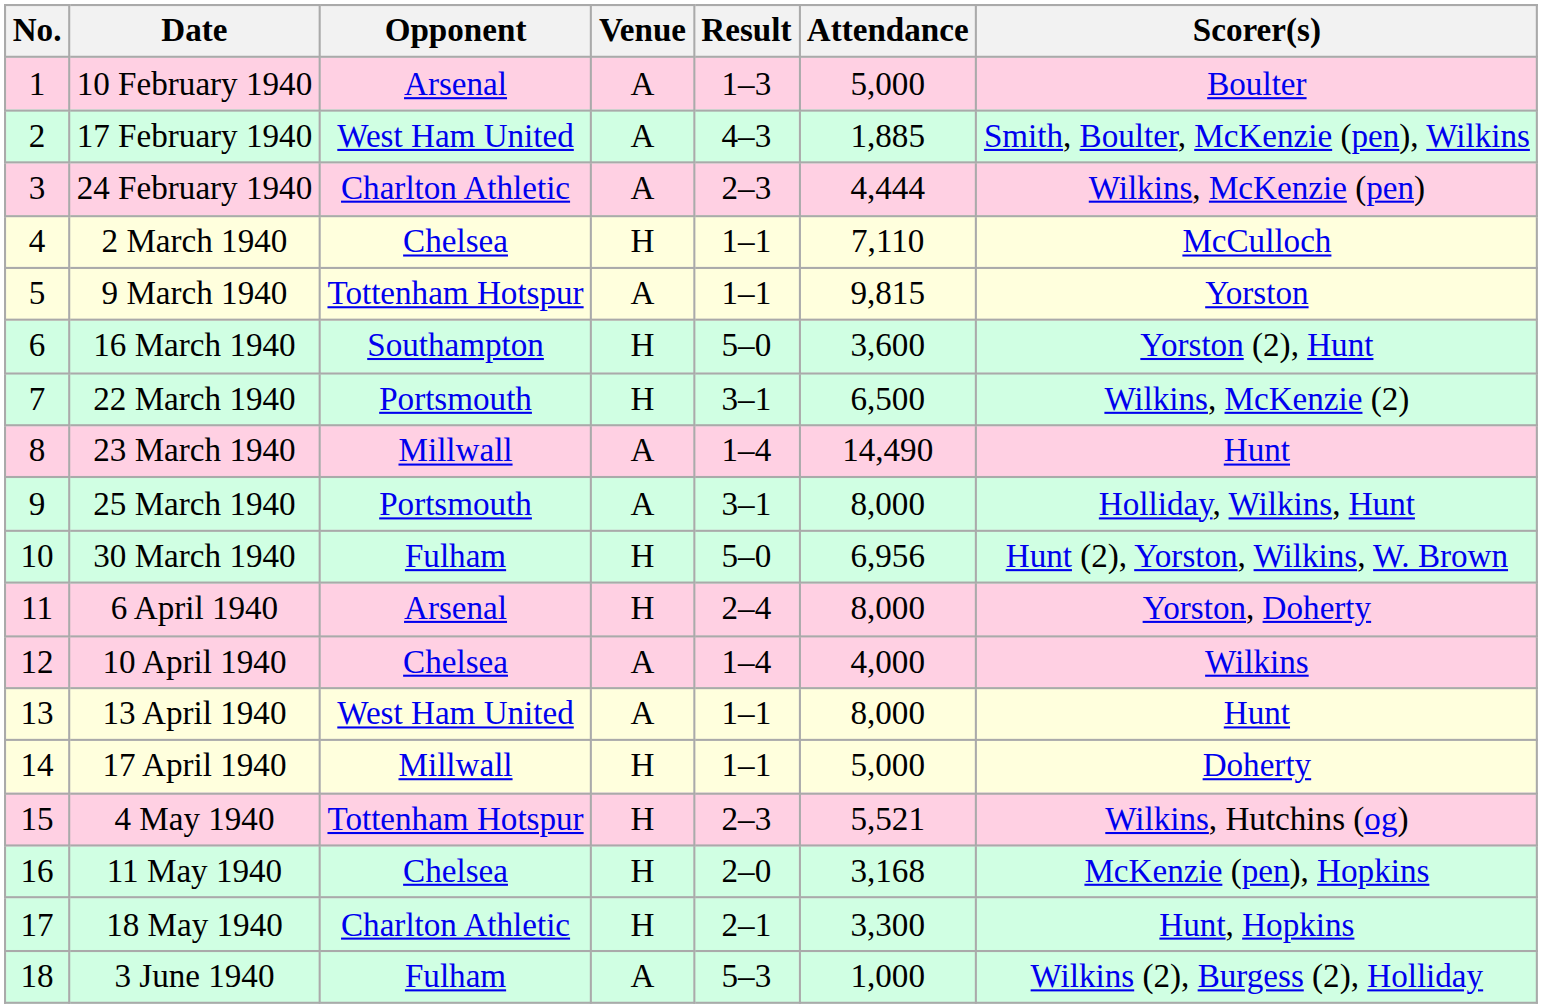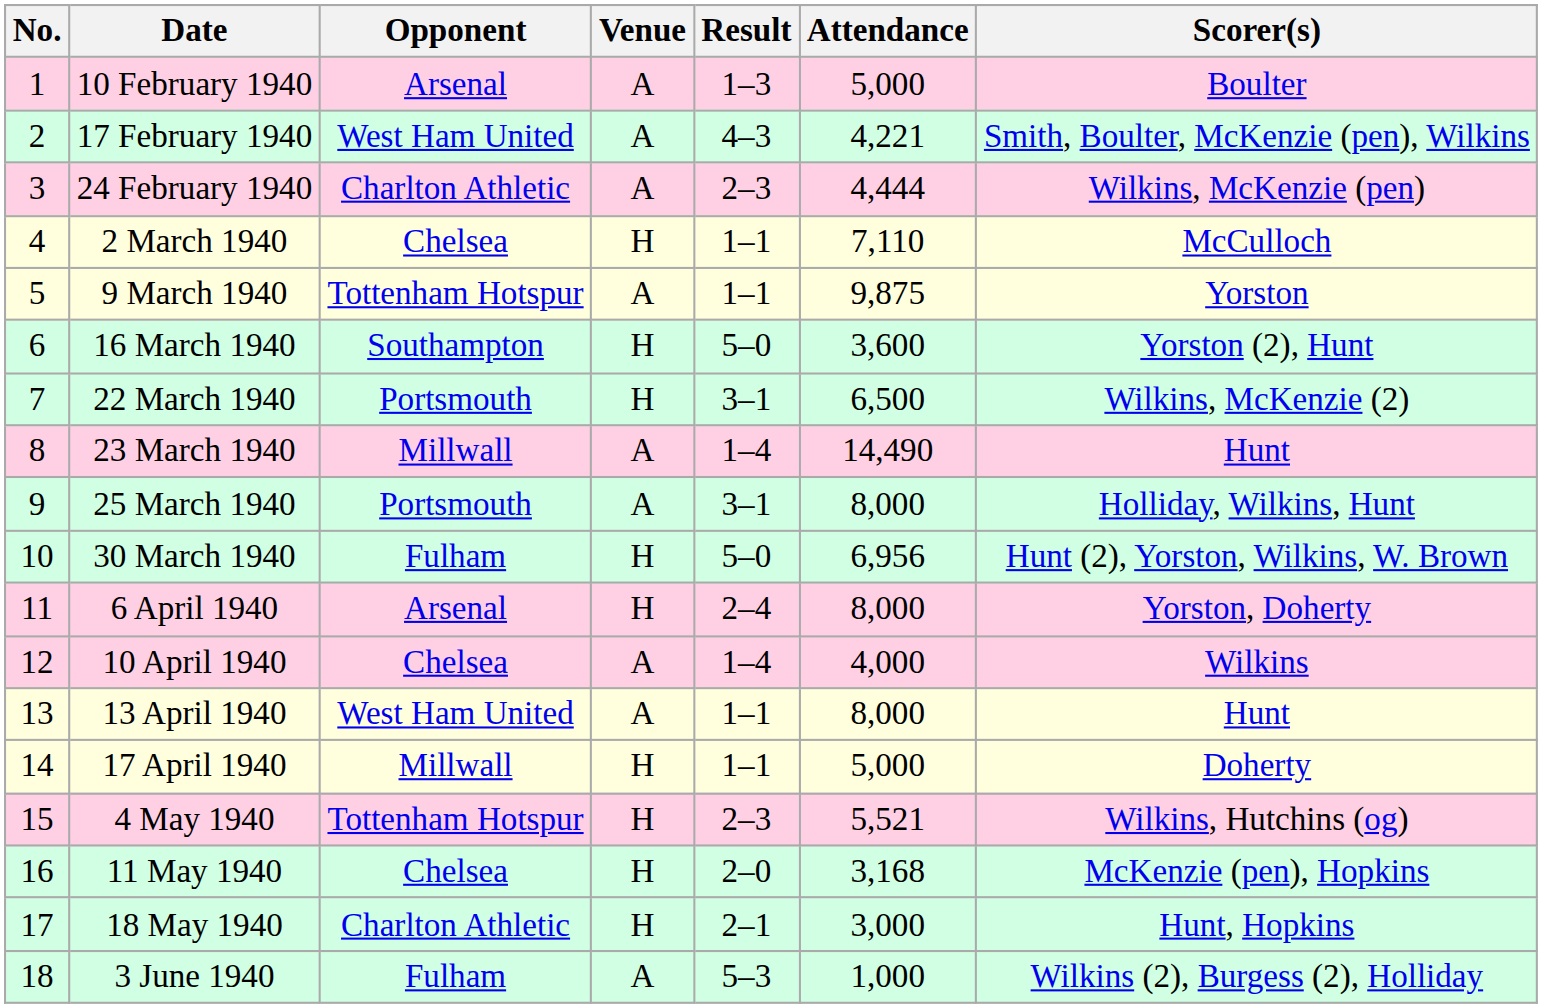(888, 135) 1,885 -> (888, 135) 4,221
(888, 293) 9,815 -> (888, 293) 9,875
(888, 923) 3,300 -> (888, 923) 3,000
